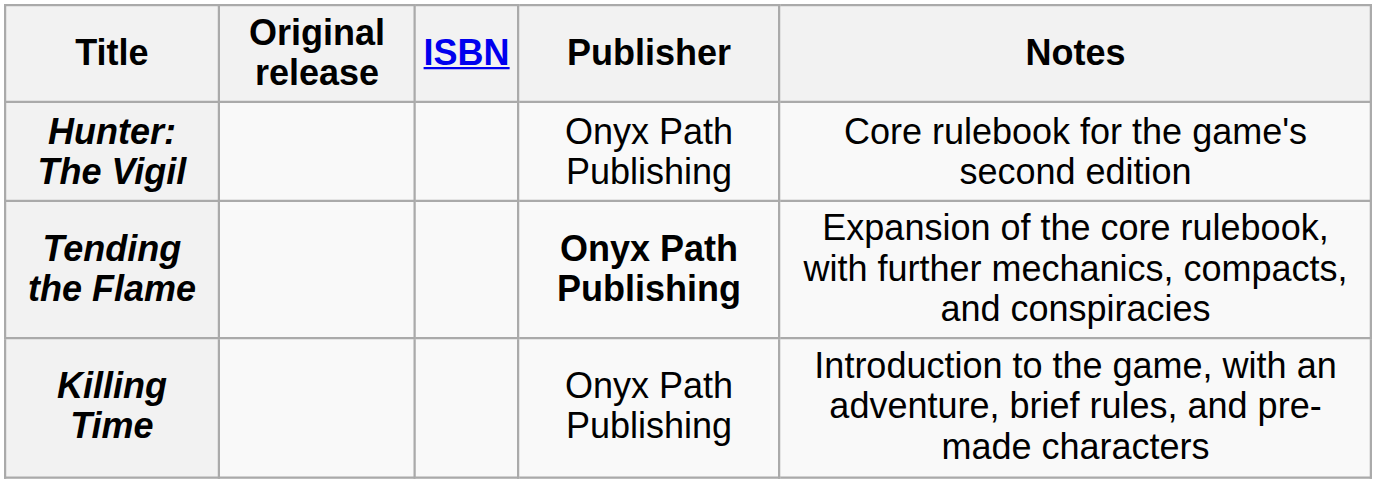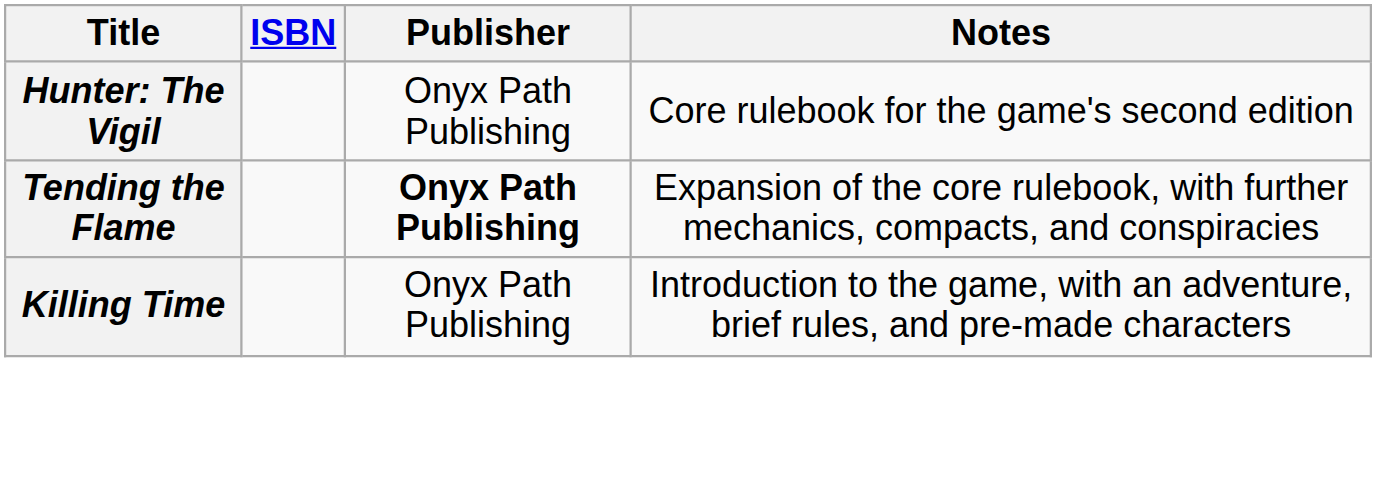- column: (317, 53)
